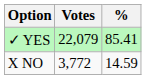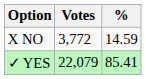rows swapped: (29, 40) <-> (25, 63)
